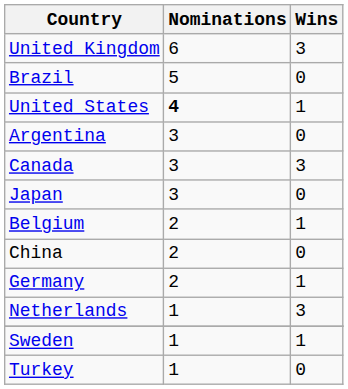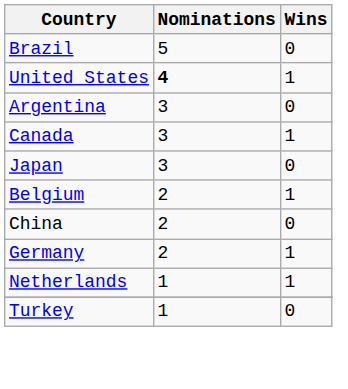- row: (84, 49)
(301, 166) 3 -> (290, 136) 1
(301, 312) 3 -> (290, 282) 1
- row: (41, 341)
